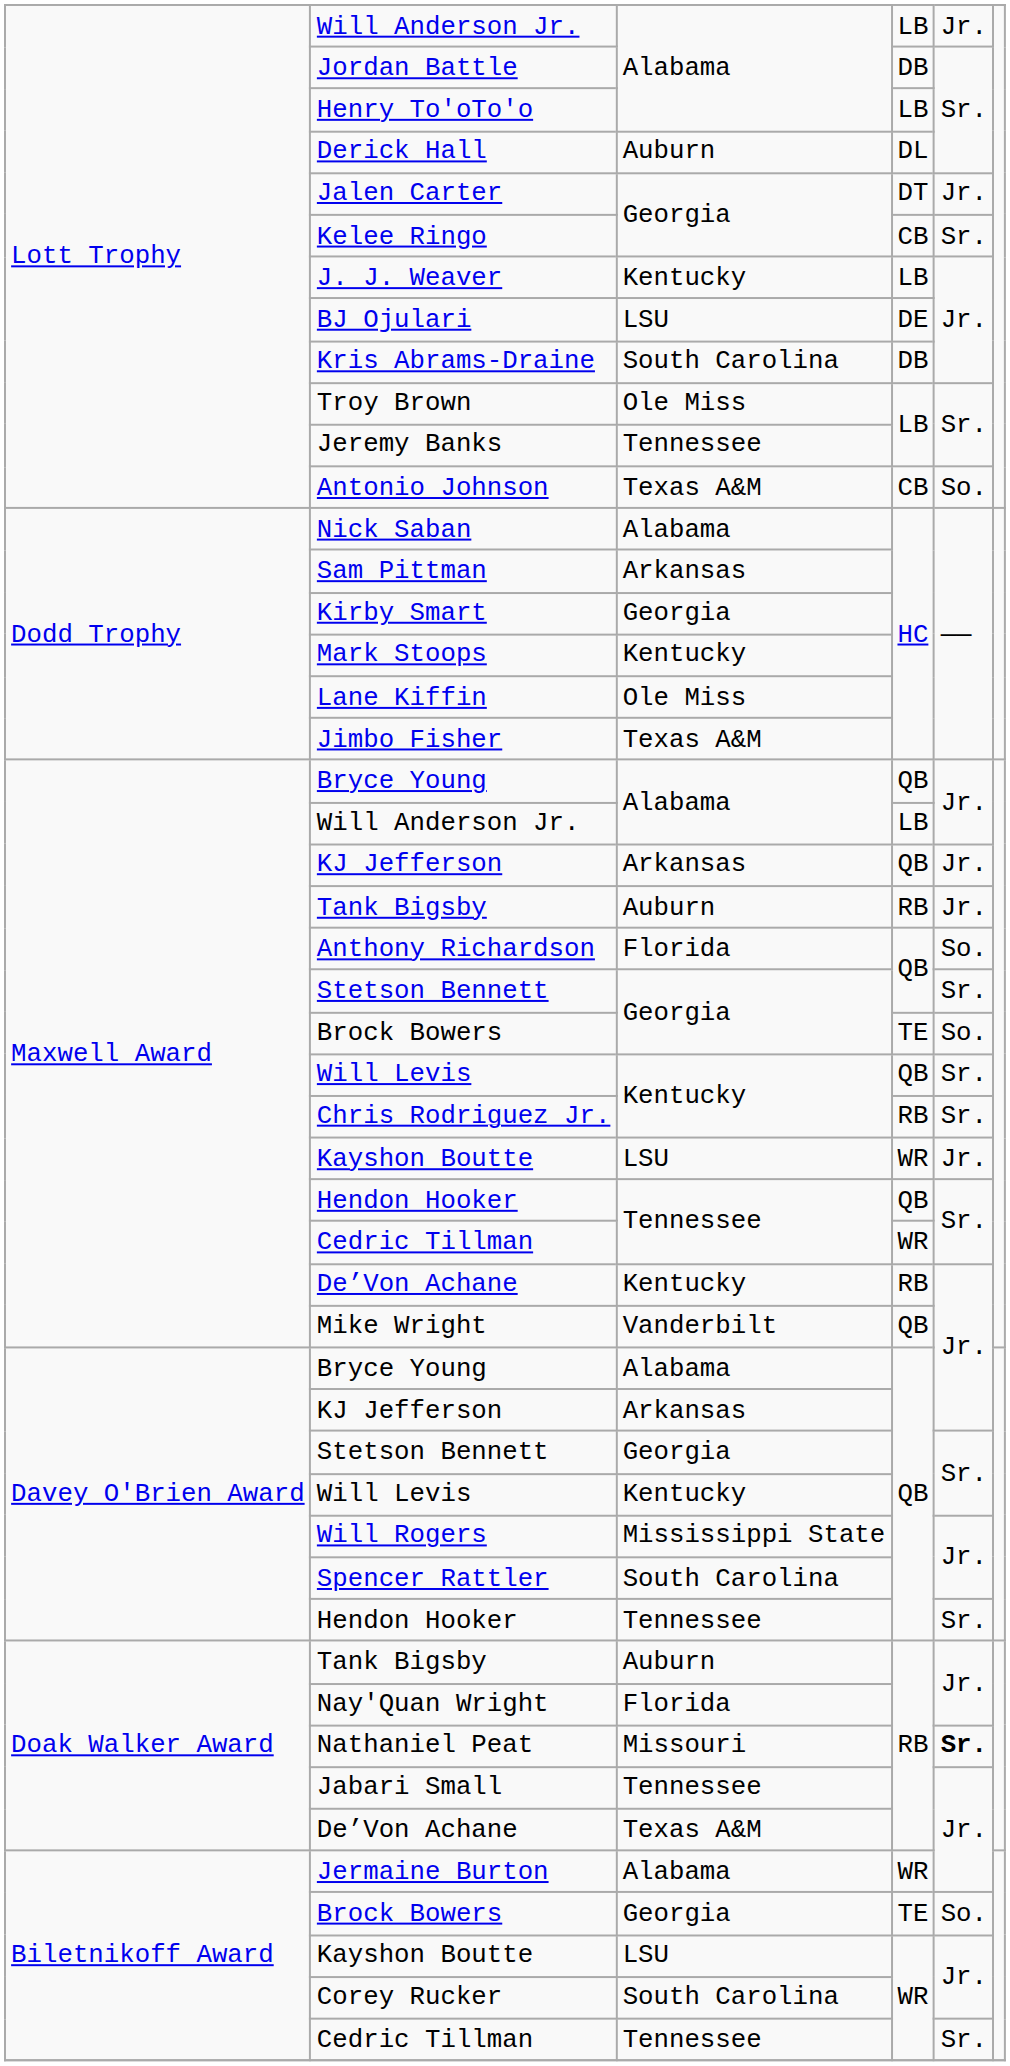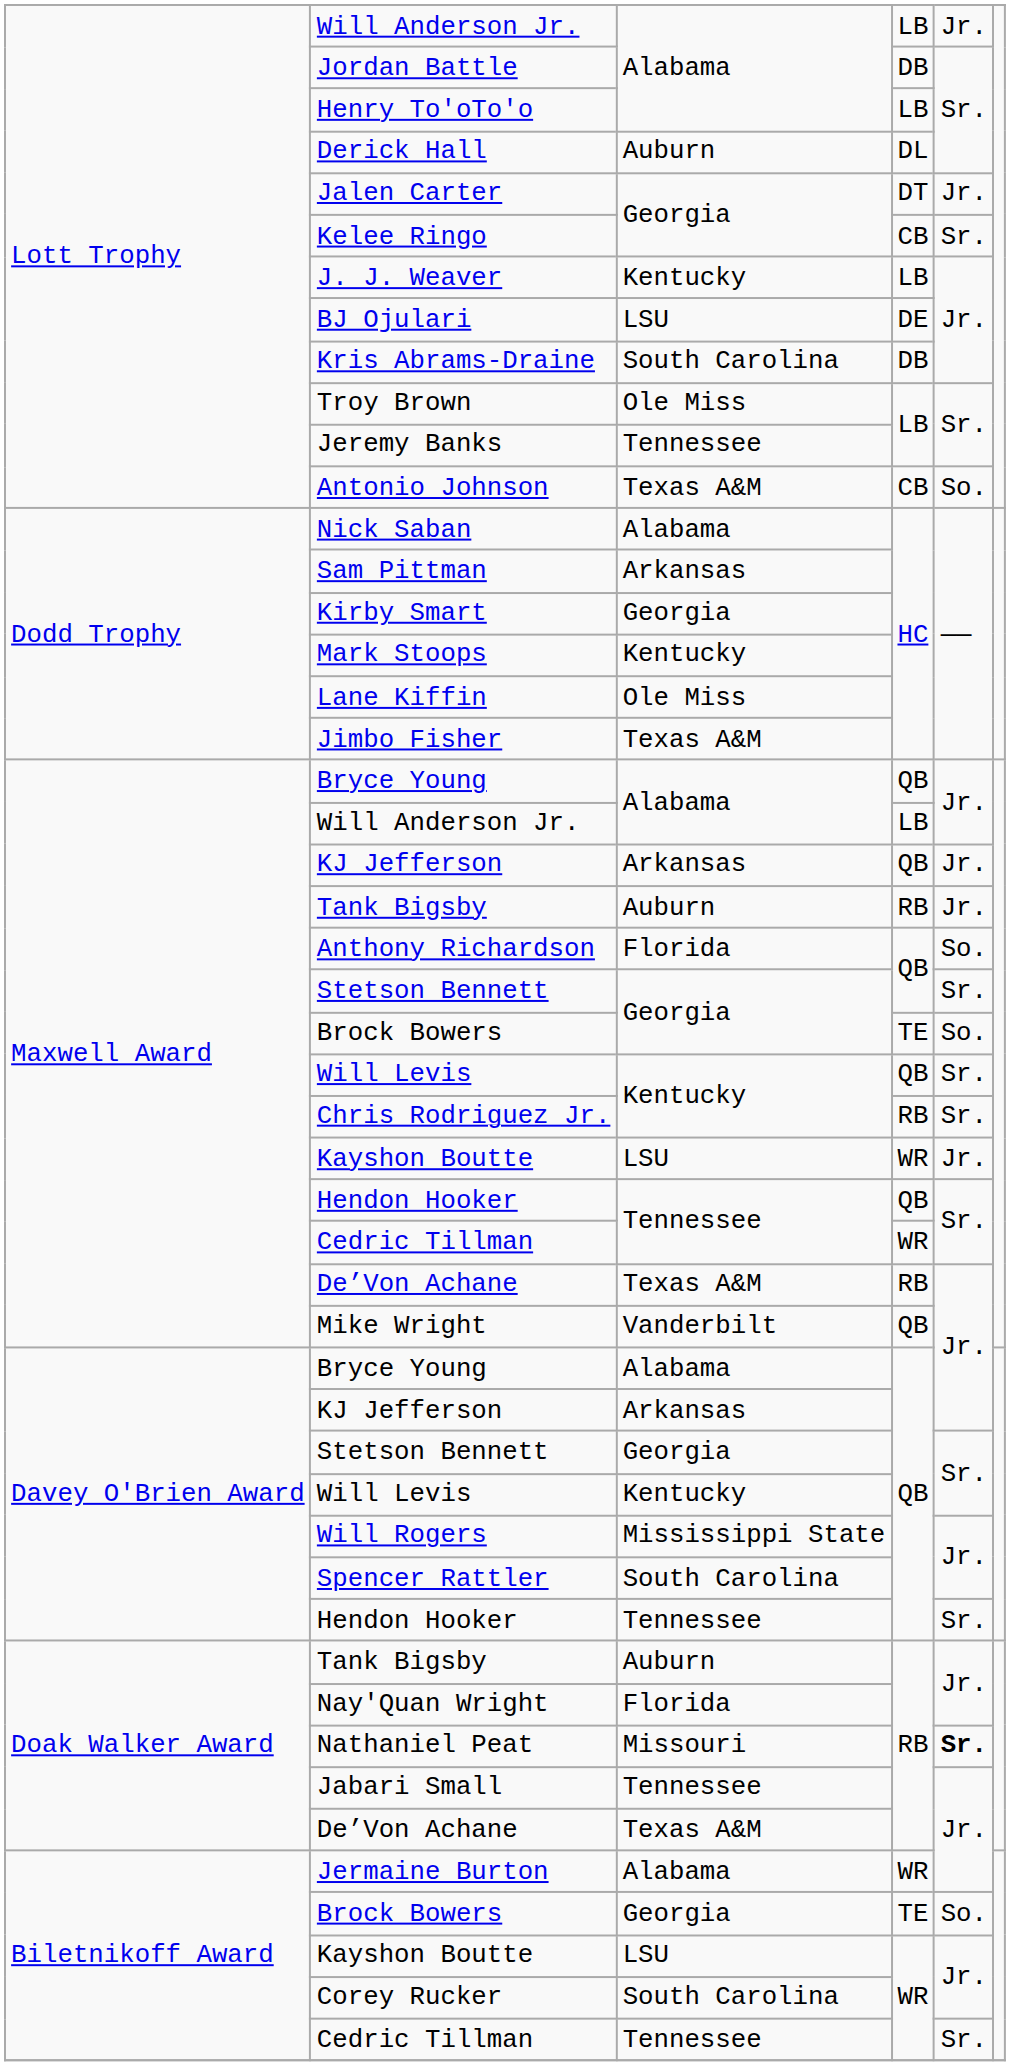(684, 1285) Kentucky -> (692, 1285) Texas A&M
